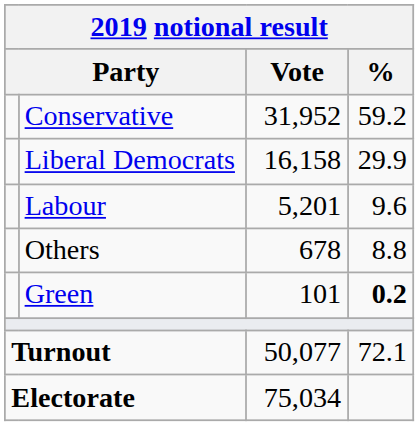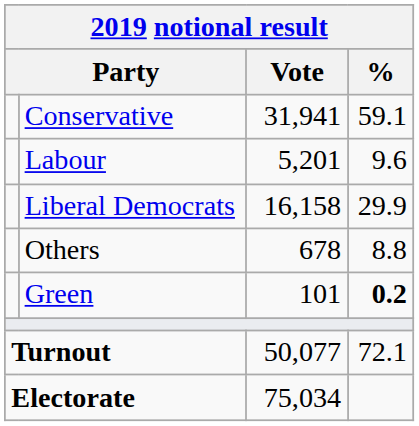(302, 116) 31,952 -> (302, 116) 31,941
(382, 116) 59.2 -> (382, 116) 59.1
rows swapped: (130, 160) <-> (65, 205)
